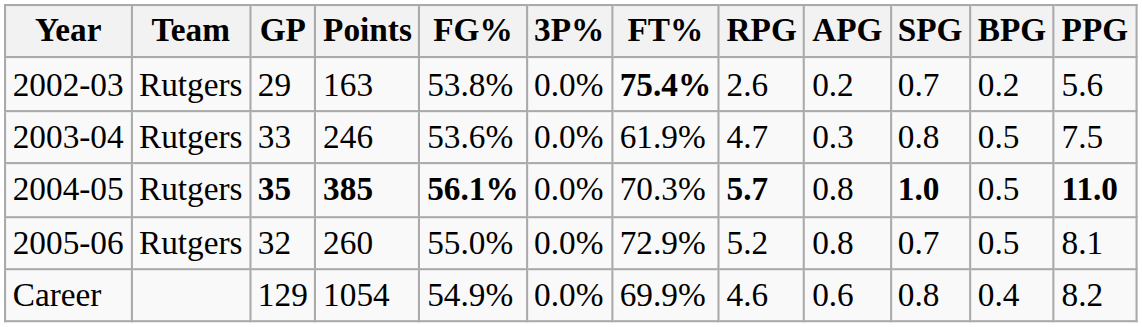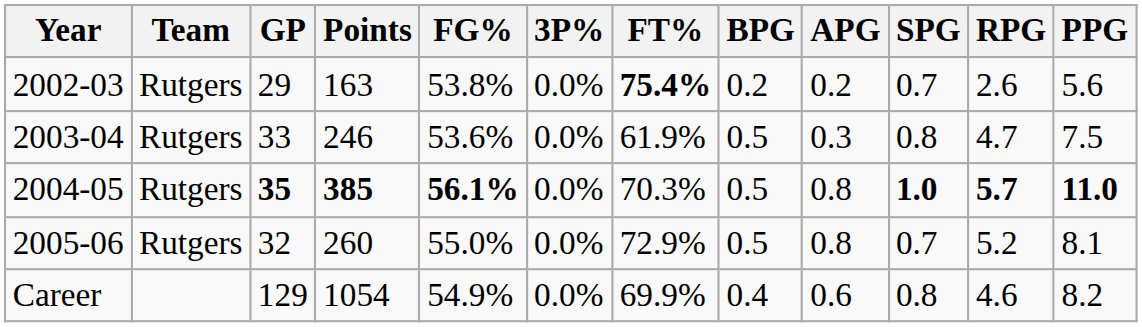columns swapped: (762, 30) <-> (1012, 30)
